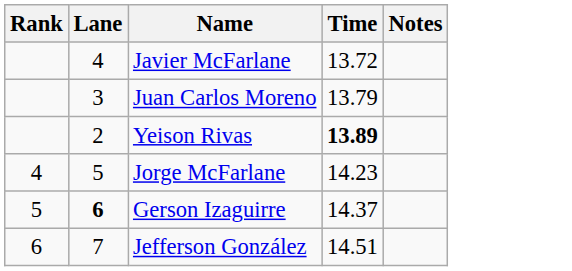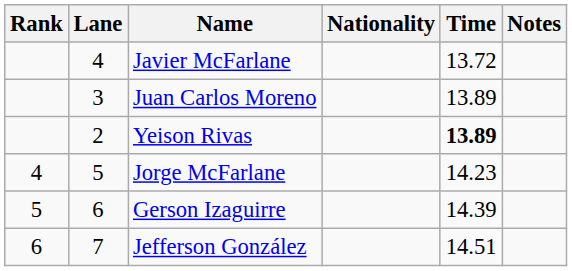+ column: (381, 23)
(352, 98) 13.79 -> (471, 98) 13.89
(98, 210) bold -> (98, 210) normal
(352, 210) 14.37 -> (471, 210) 14.39
